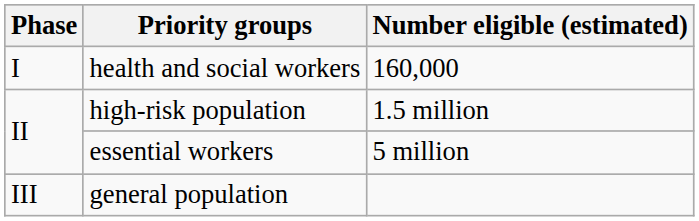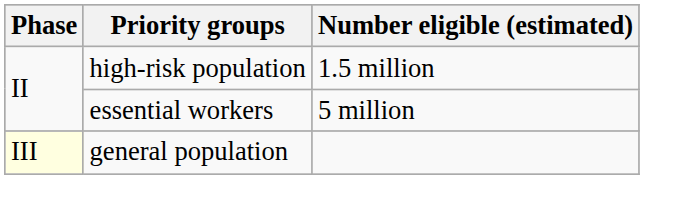- row: (225, 67)
(24, 194) no background -> (24, 151) lightyellow background
